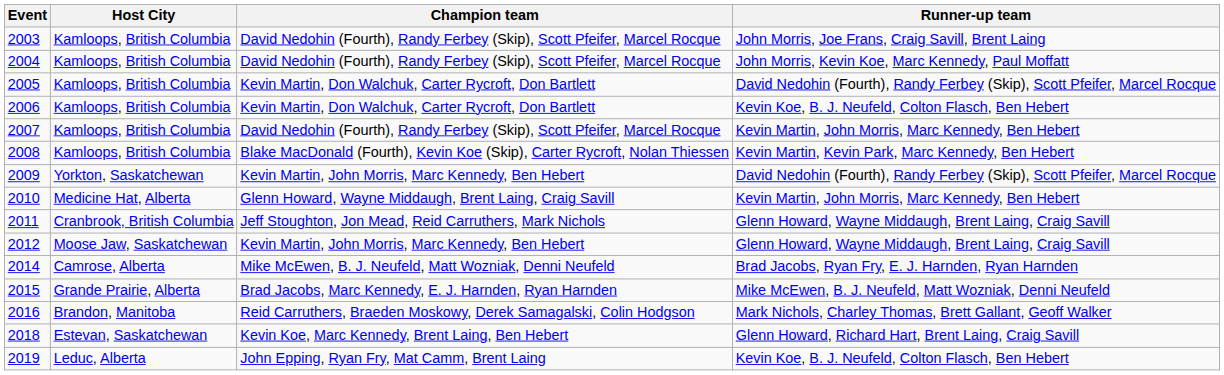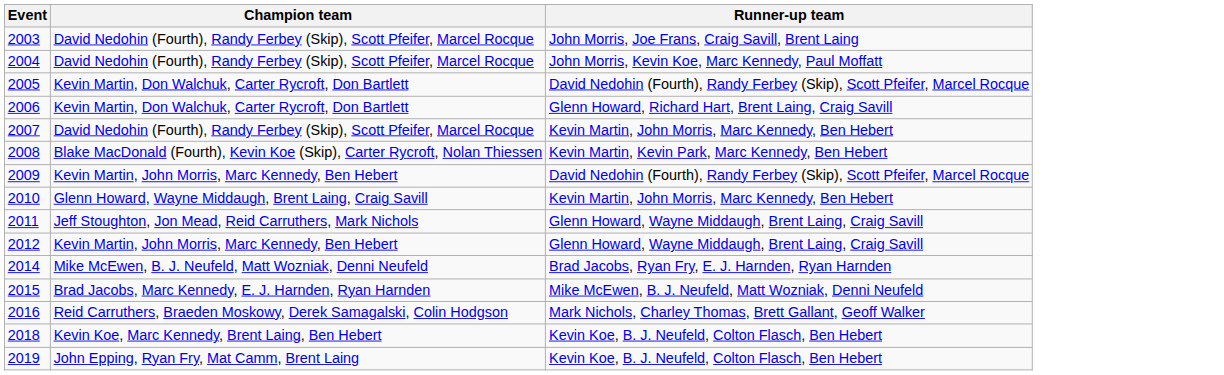- column: (144, 15)
(902, 107) Kevin Koe, B. J. Neufeld, Colton Flasch, Ben Hebert -> (721, 107) Glenn Howard, Richard Hart, Brent Laing, Craig Savill
(907, 335) Glenn Howard, Richard Hart, Brent Laing, Craig Savill -> (716, 335) Kevin Koe, B. J. Neufeld, Colton Flasch, Ben Hebert
